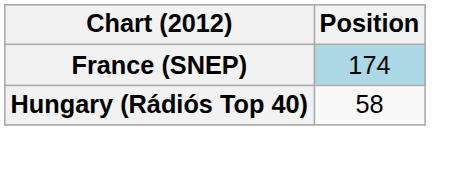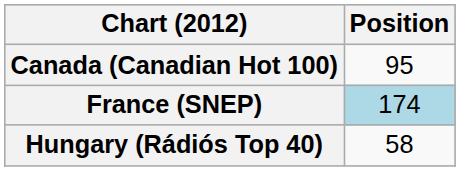+ row: (174, 64)
